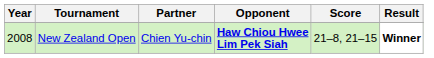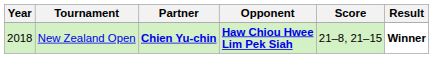(20, 38) 2008 -> (20, 38) 2018
(176, 38) normal -> (179, 38) bold
